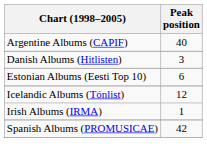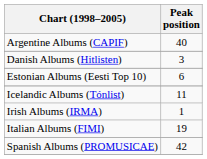(181, 94) 12 -> (181, 94) 11
+ row: (55, 128)
